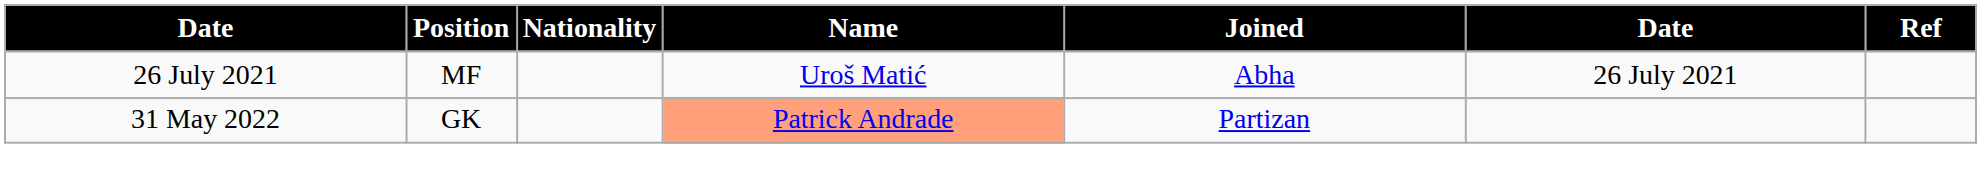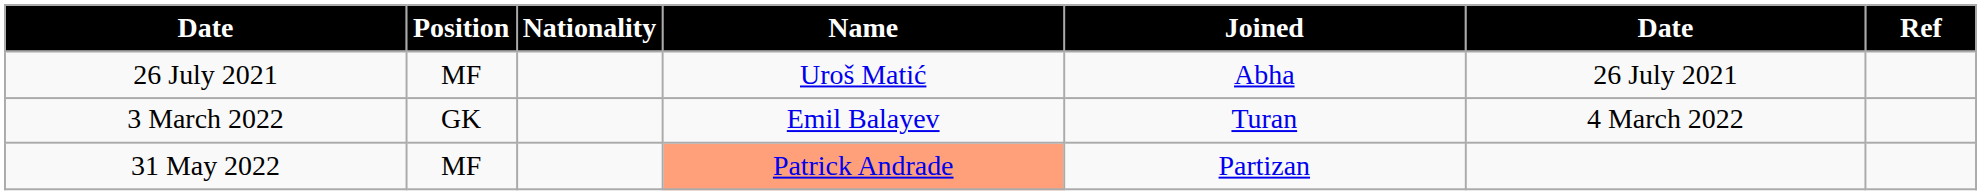+ row: (206, 120)
(461, 120) GK -> (461, 166) MF
